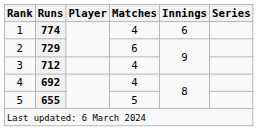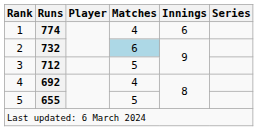(51, 48) 729 -> (51, 48) 732
(135, 48) no background -> (135, 48) lightblue background
(135, 65) 4 -> (135, 65) 5
